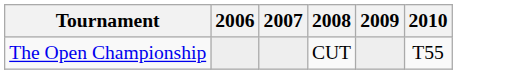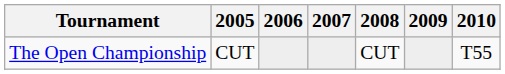+ column: (235, 20)
